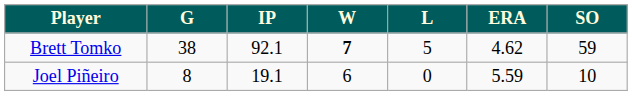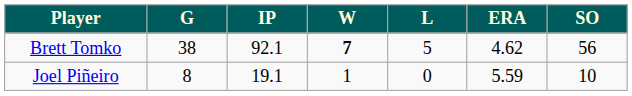(587, 47) 59 -> (587, 47) 56
(347, 76) 6 -> (347, 76) 1
